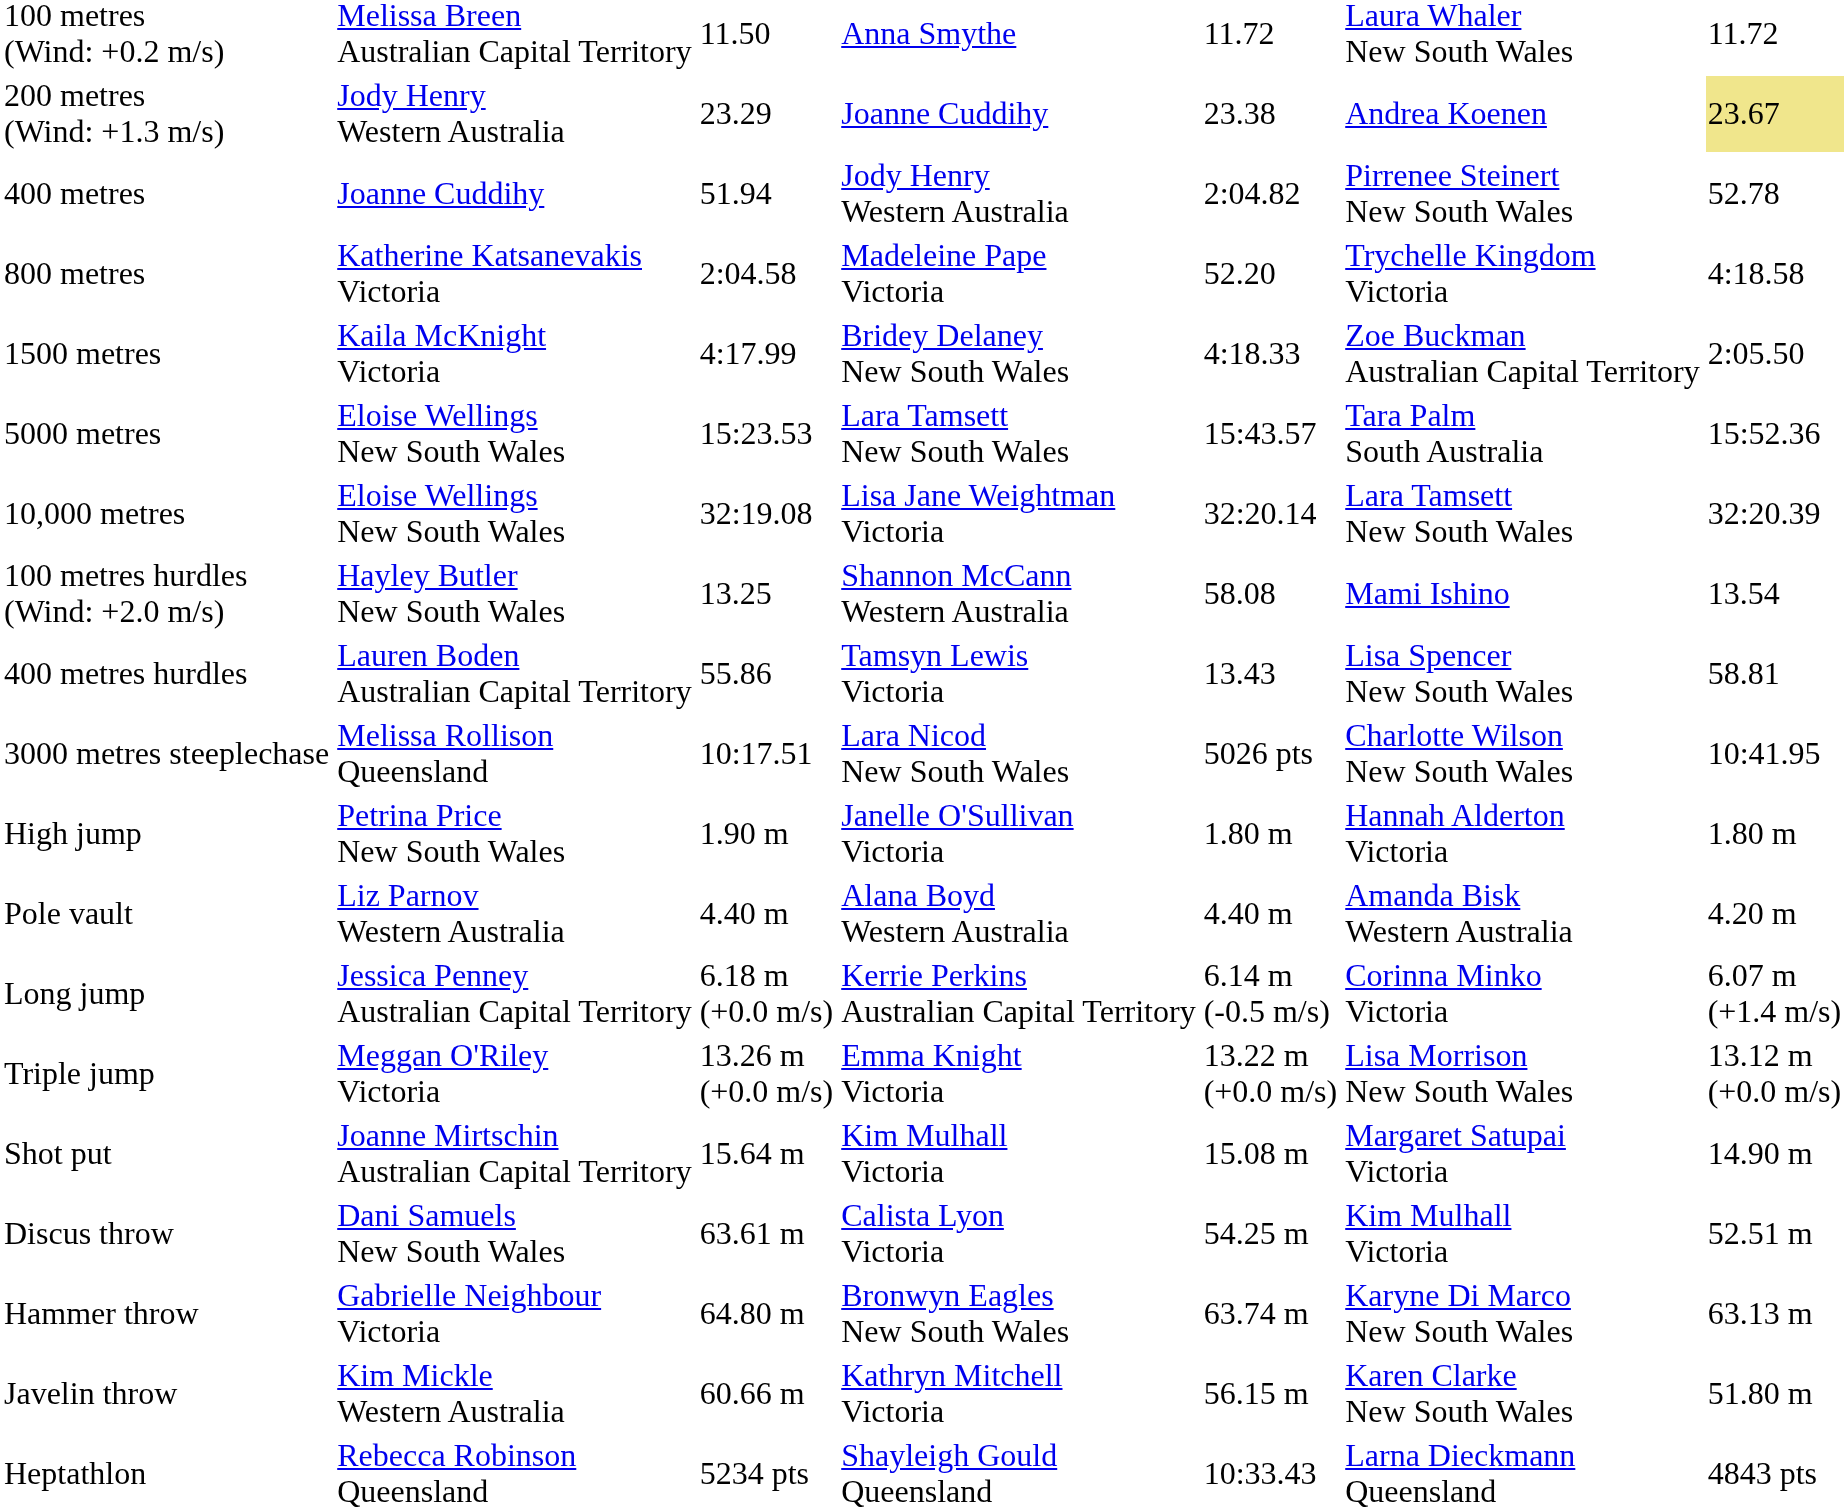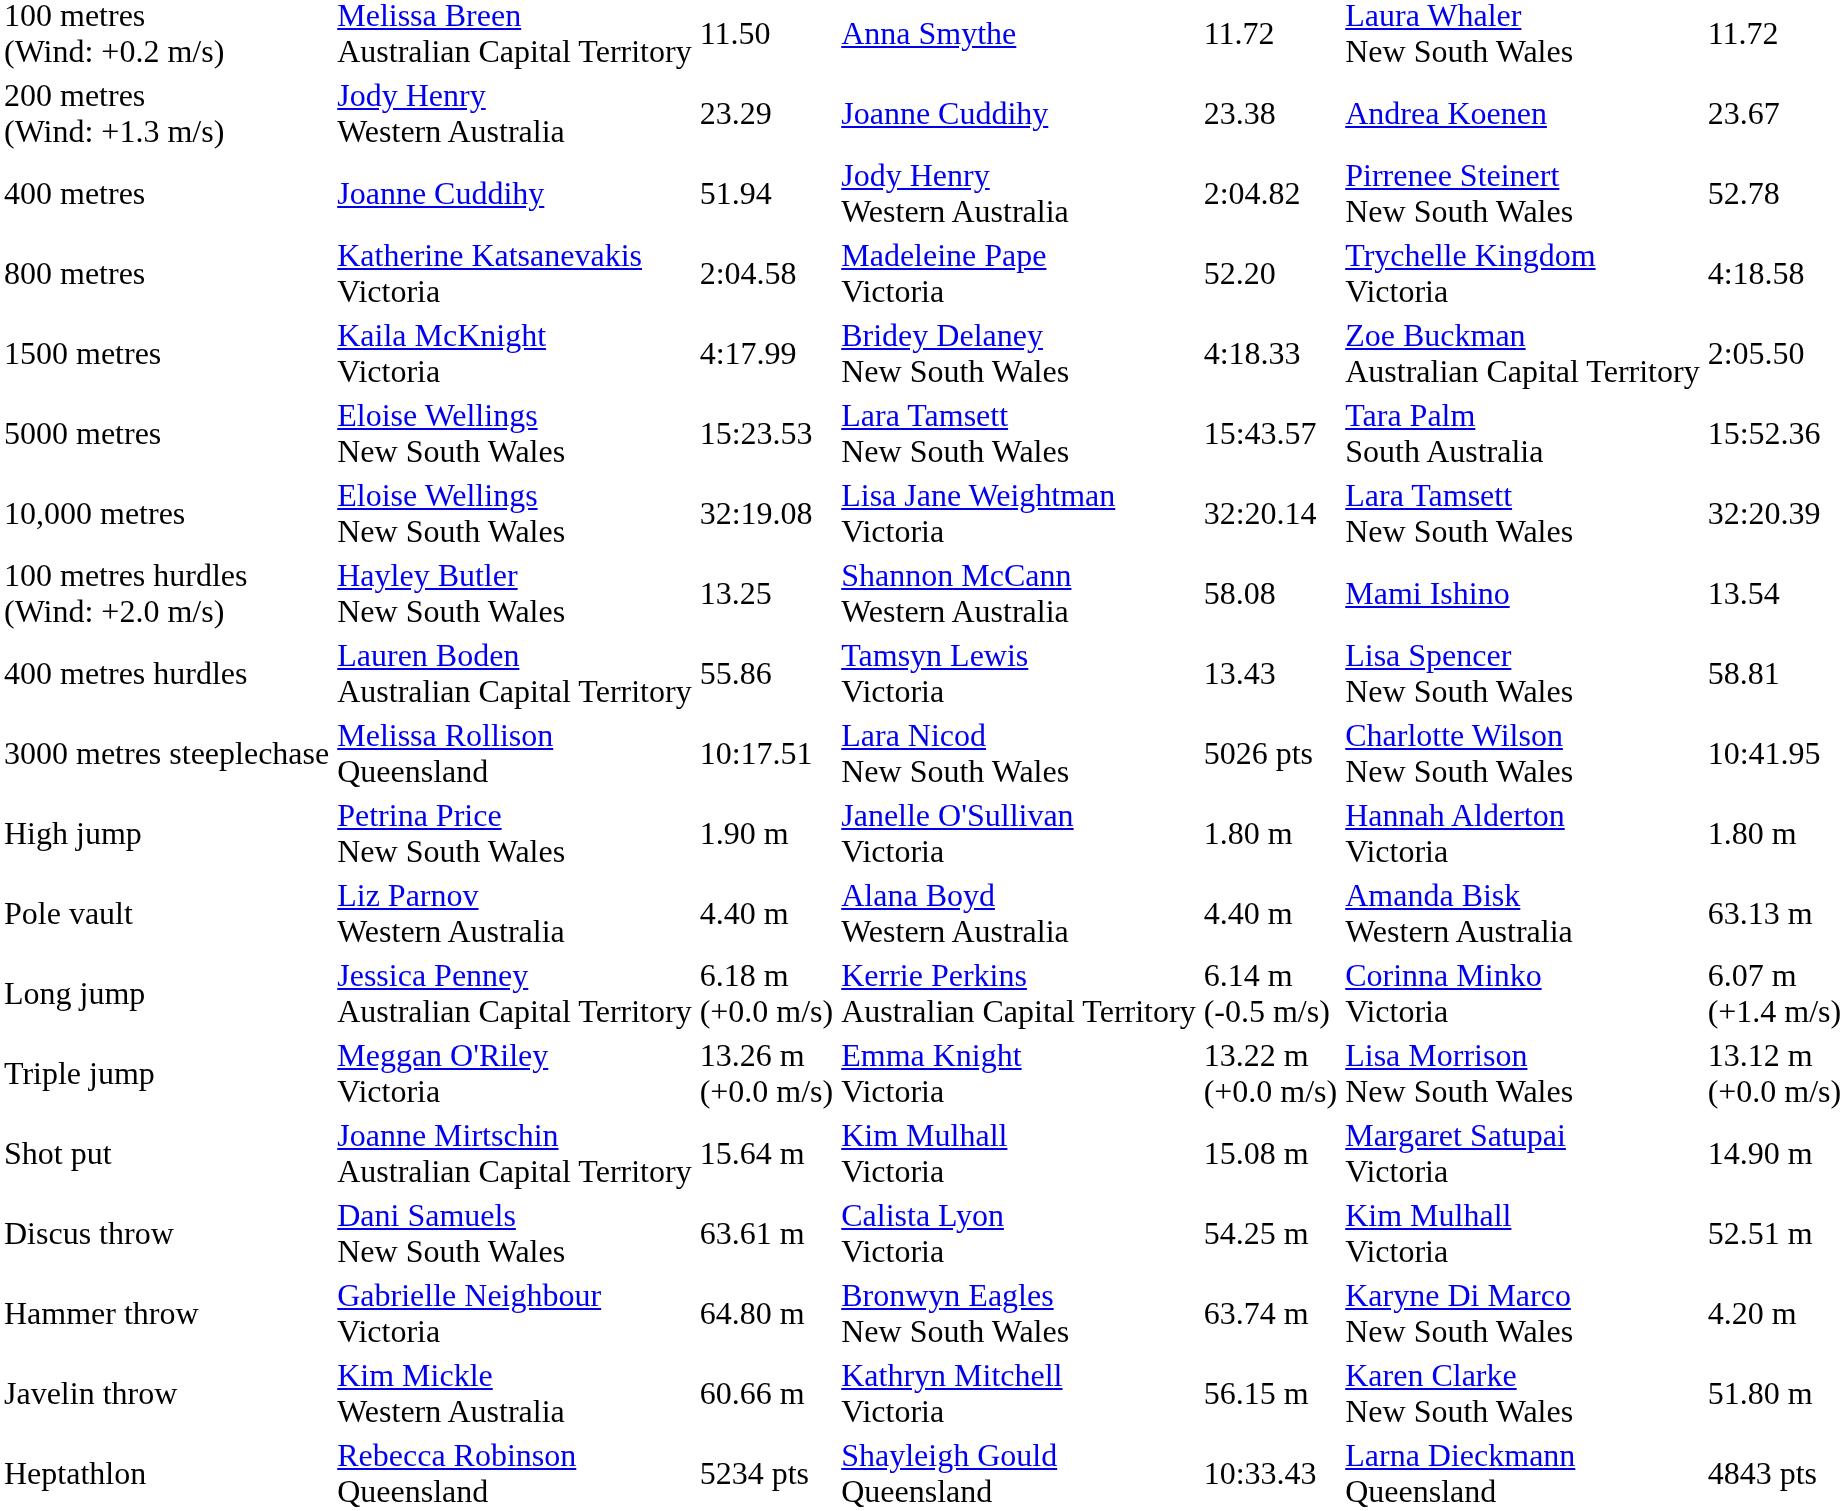(1744, 113) khaki background -> (1744, 113) no background
(1752, 913) 4.20 m -> (1760, 913) 63.13 m
(1760, 1313) 63.13 m -> (1752, 1313) 4.20 m
